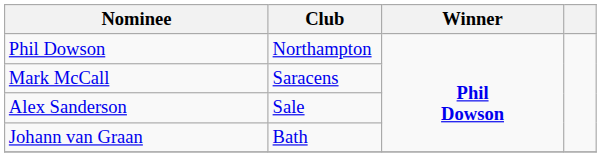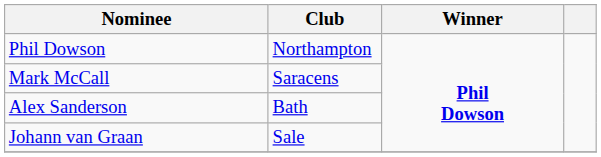(289, 107) Sale -> (290, 107) Bath
(290, 136) Bath -> (289, 136) Sale
